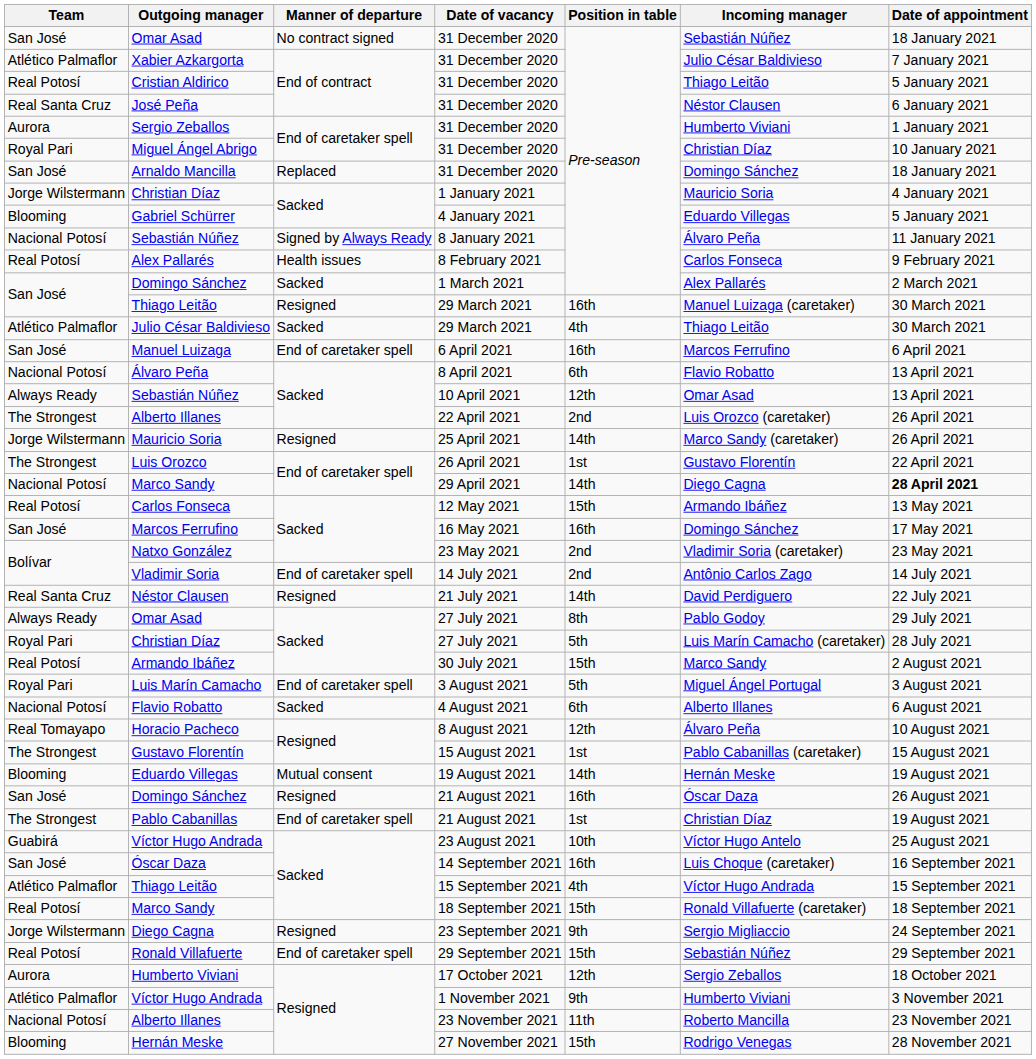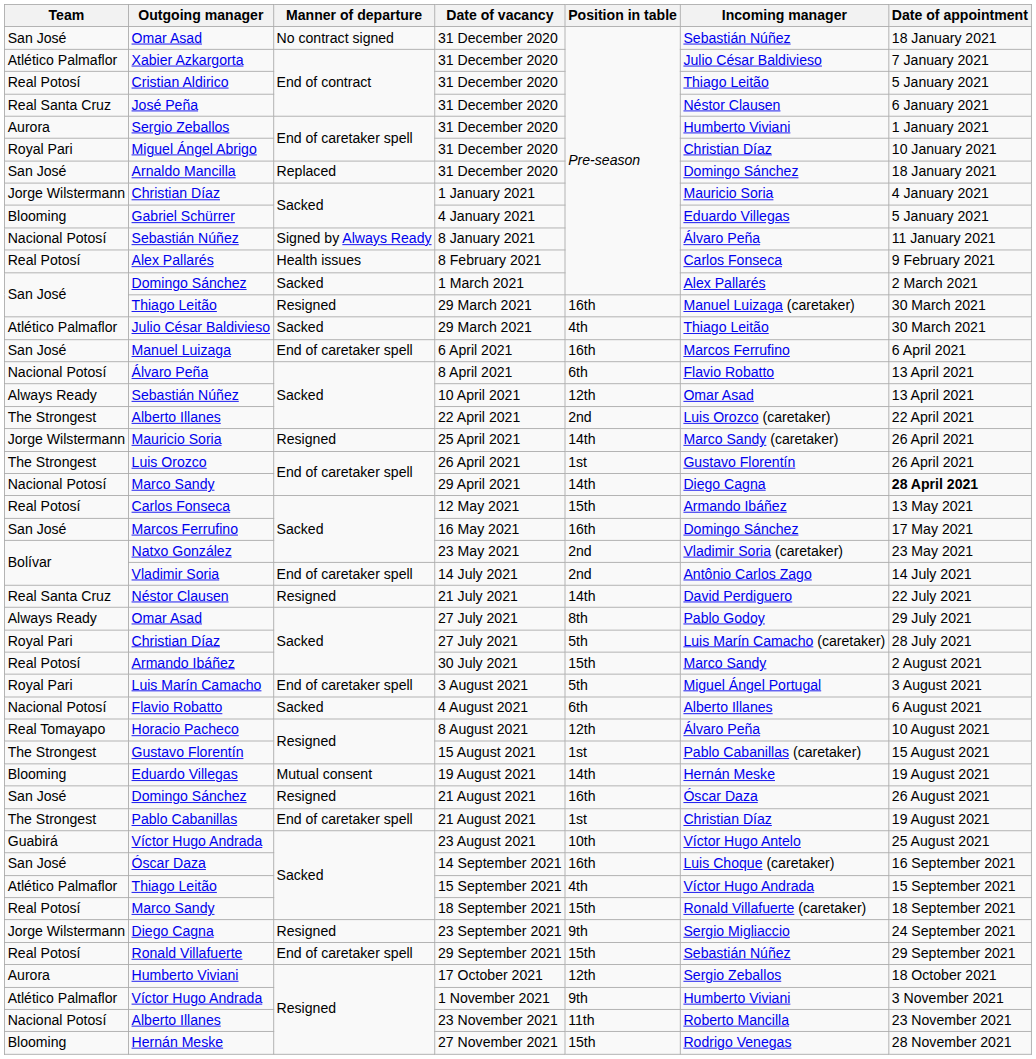(933, 417) 26 April 2021 -> (933, 417) 22 April 2021
(933, 462) 22 April 2021 -> (933, 462) 26 April 2021
